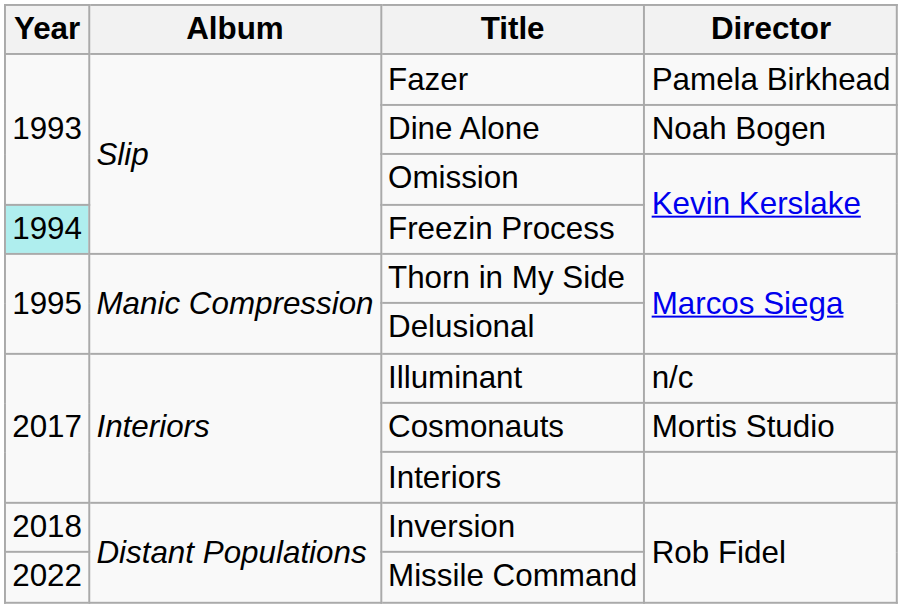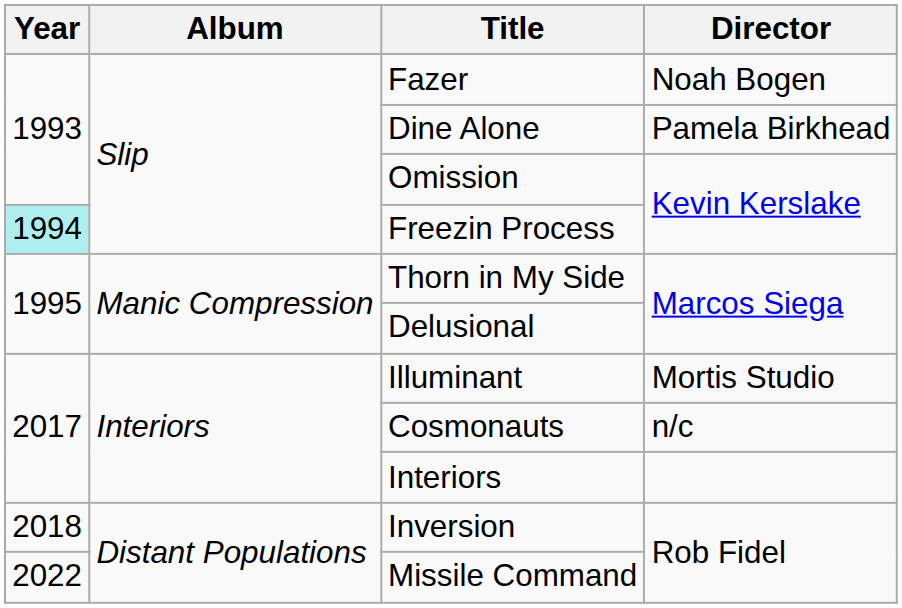(771, 79) Pamela Birkhead -> (739, 79) Noah Bogen
(739, 128) Noah Bogen -> (771, 128) Pamela Birkhead
(673, 377) n/c -> (743, 377) Mortis Studio
(743, 427) Mortis Studio -> (673, 427) n/c
